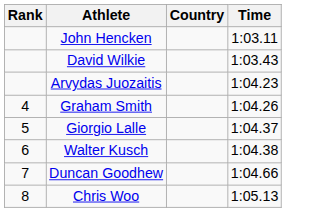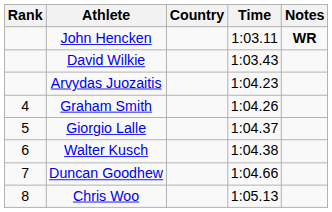+ column: (305, 15)
